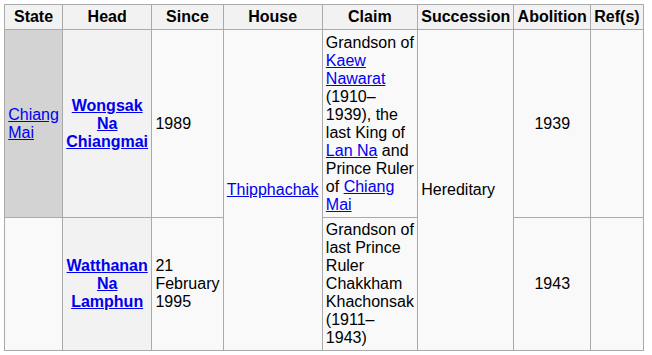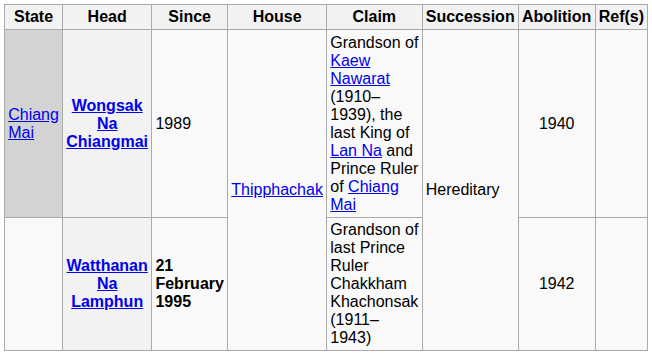(552, 123) 1939 -> (557, 123) 1940
(187, 283) normal -> (190, 283) bold
(552, 283) 1943 -> (557, 283) 1942
